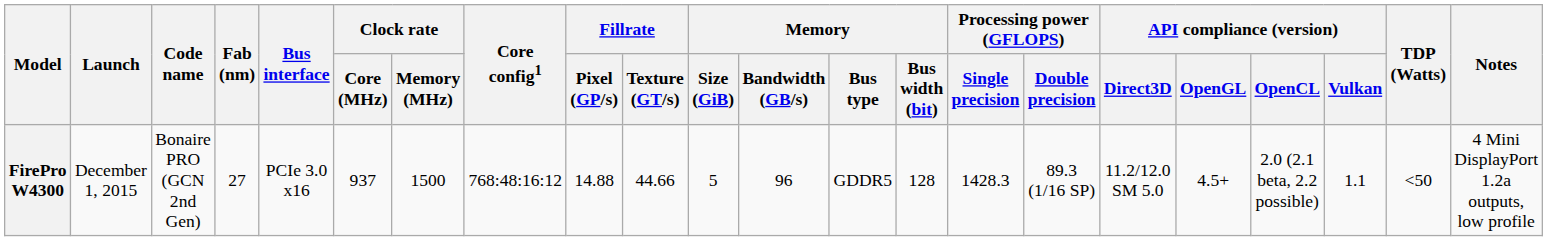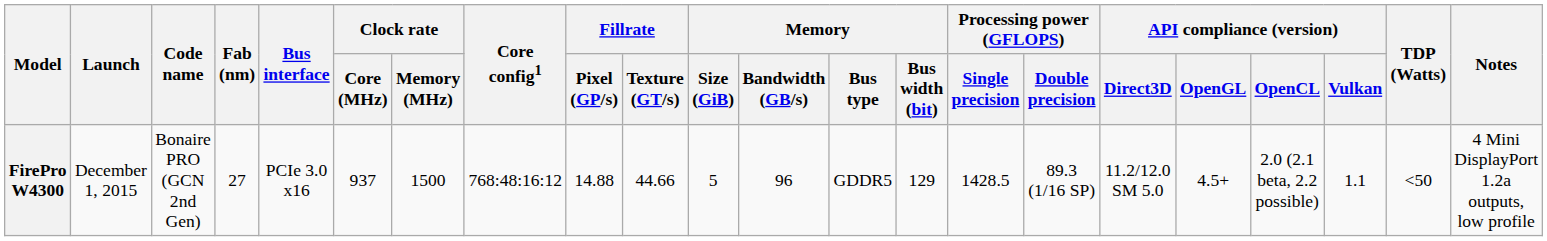(922, 179) 128 -> (922, 179) 129
(985, 179) 1428.3 -> (985, 179) 1428.5
